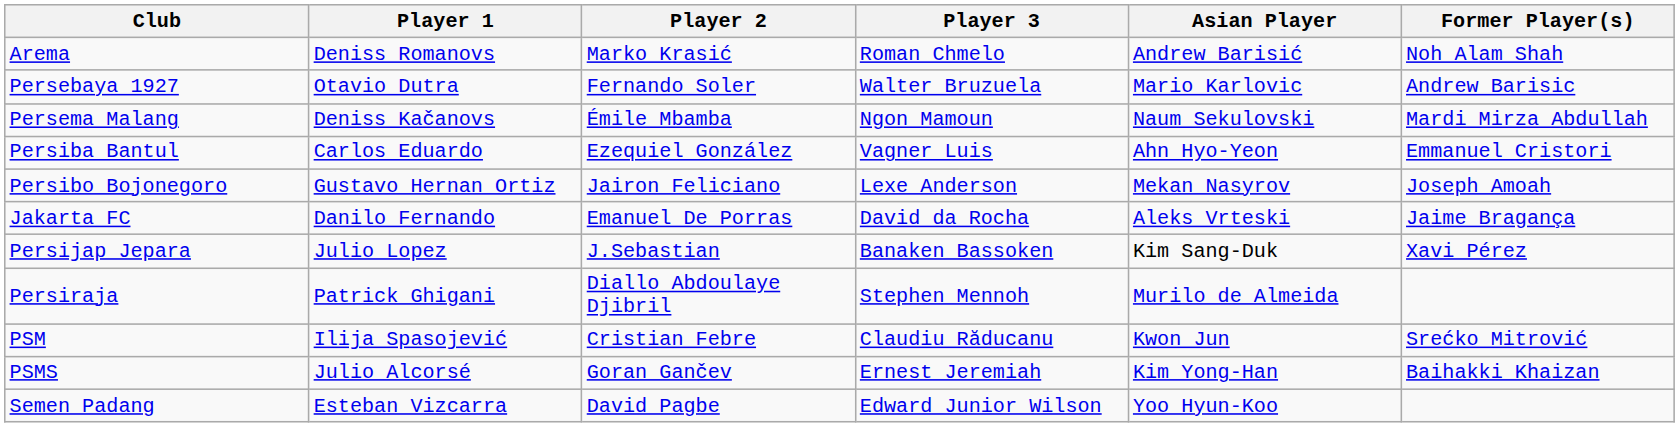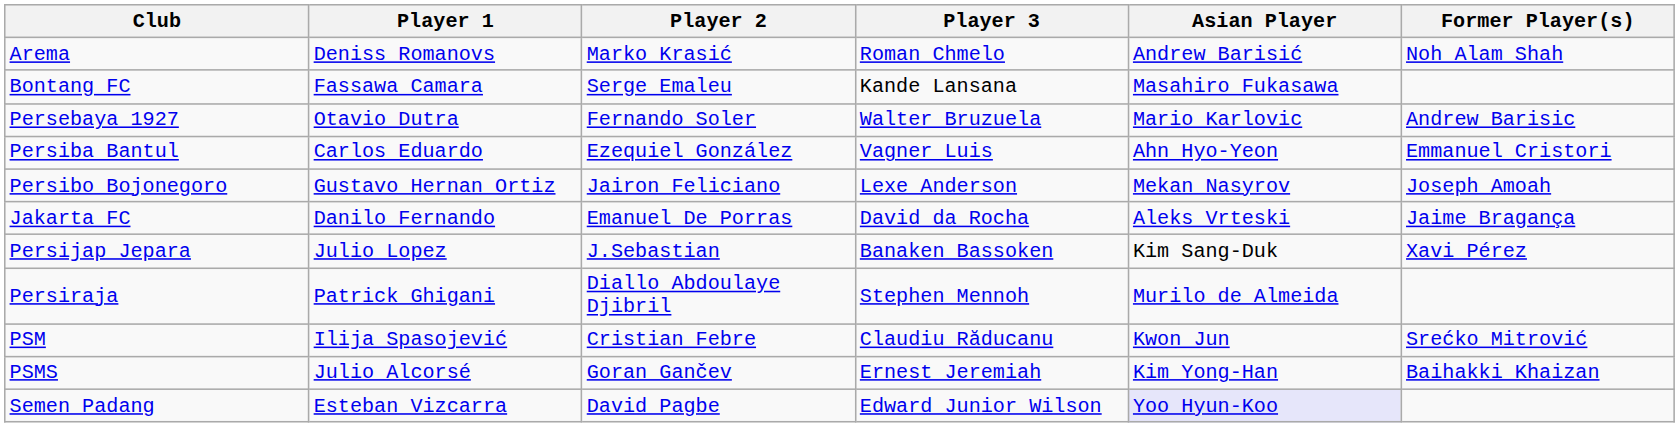+ row: (70, 87)
- row: (94, 120)
(1205, 406) no background -> (1205, 406) lavender background
